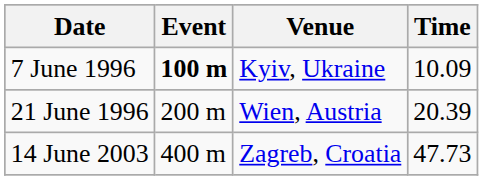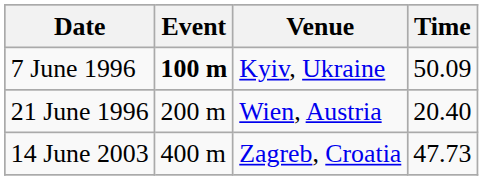(442, 68) 10.09 -> (442, 68) 50.09
(442, 111) 20.39 -> (442, 111) 20.40
